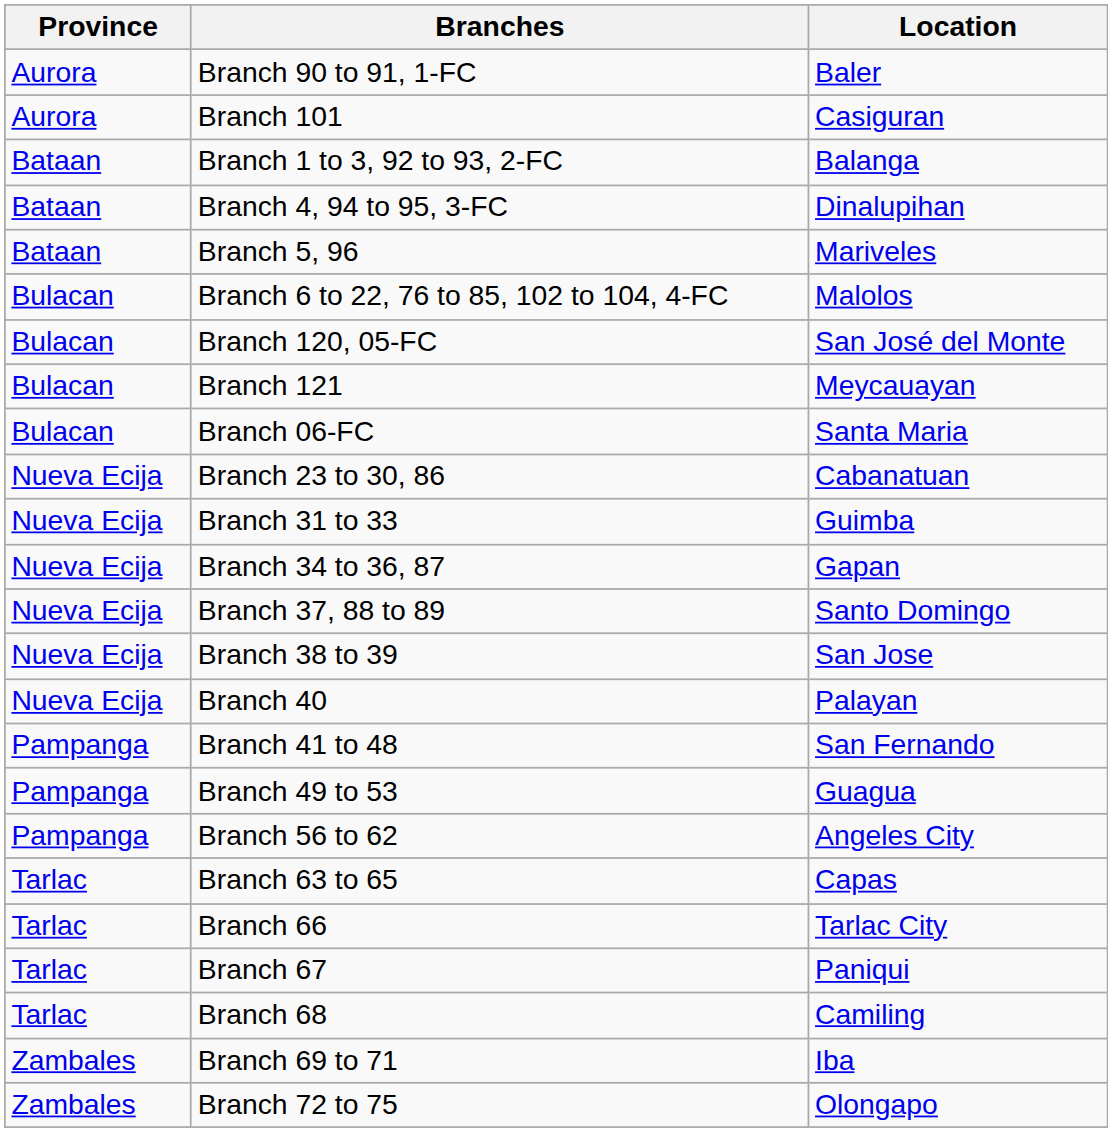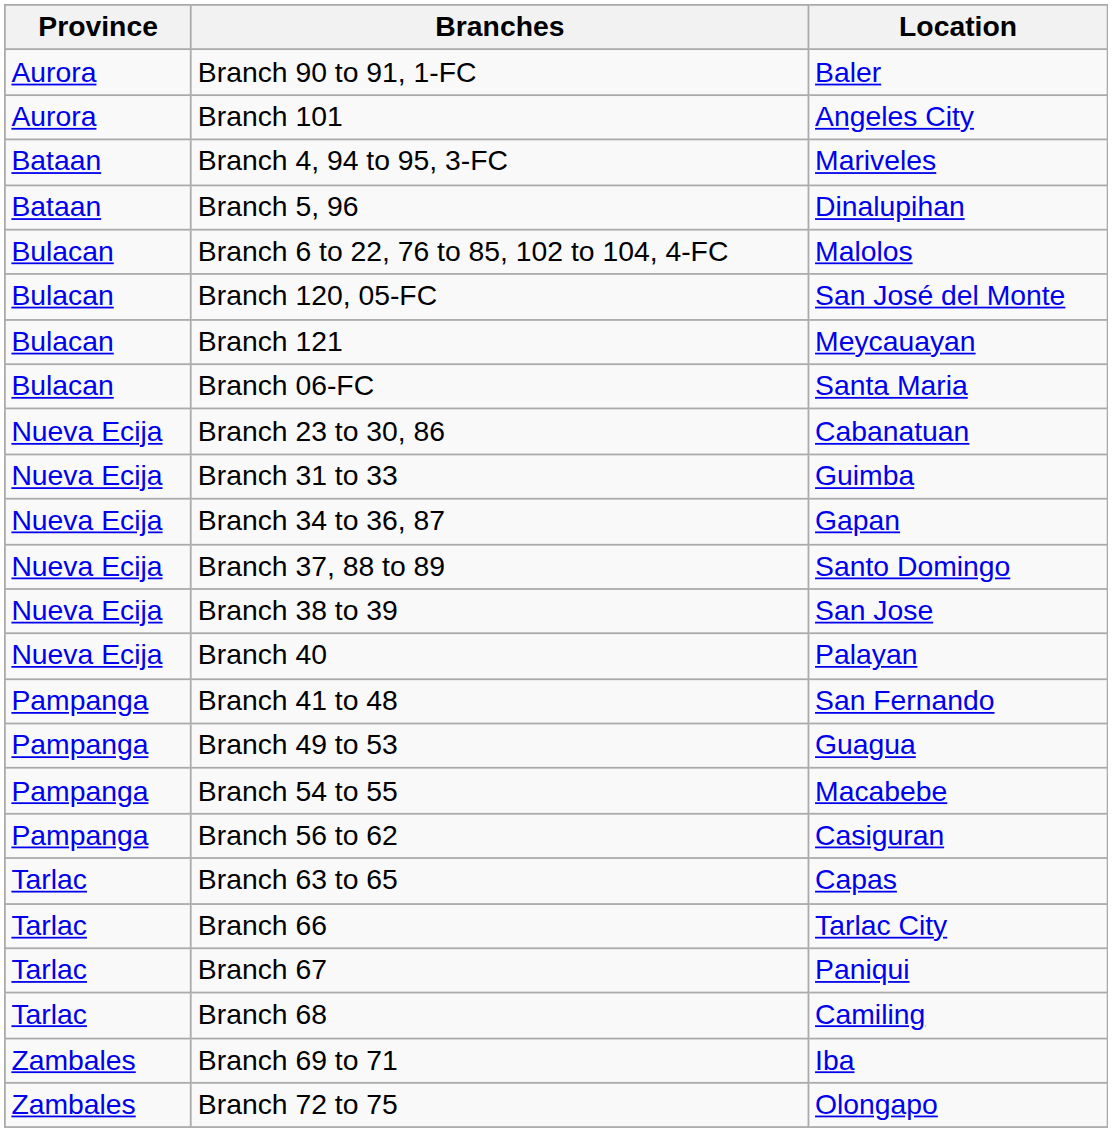(880, 116) Casiguran -> (895, 116) Angeles City
- row: (380, 161)
(890, 206) Dinalupihan -> (876, 161) Mariveles
(876, 251) Mariveles -> (890, 206) Dinalupihan
+ row: (298, 790)
(895, 835) Angeles City -> (880, 835) Casiguran
